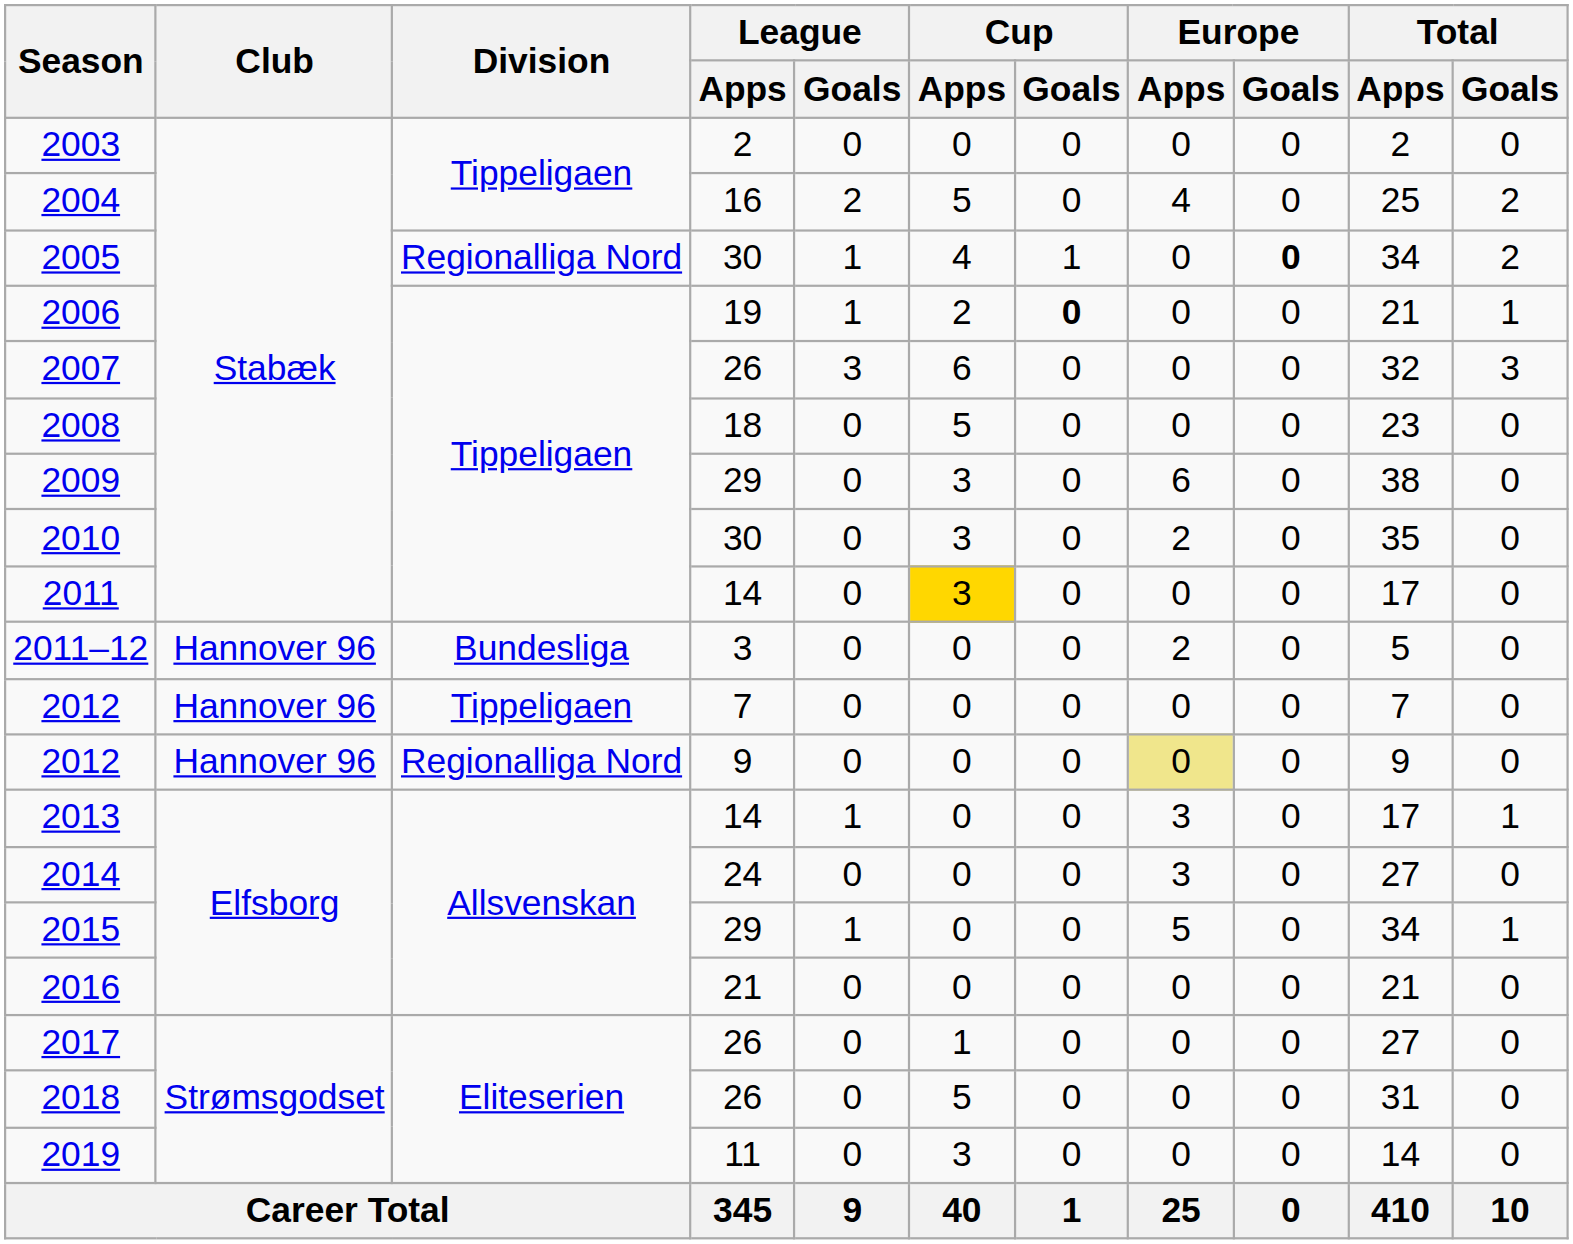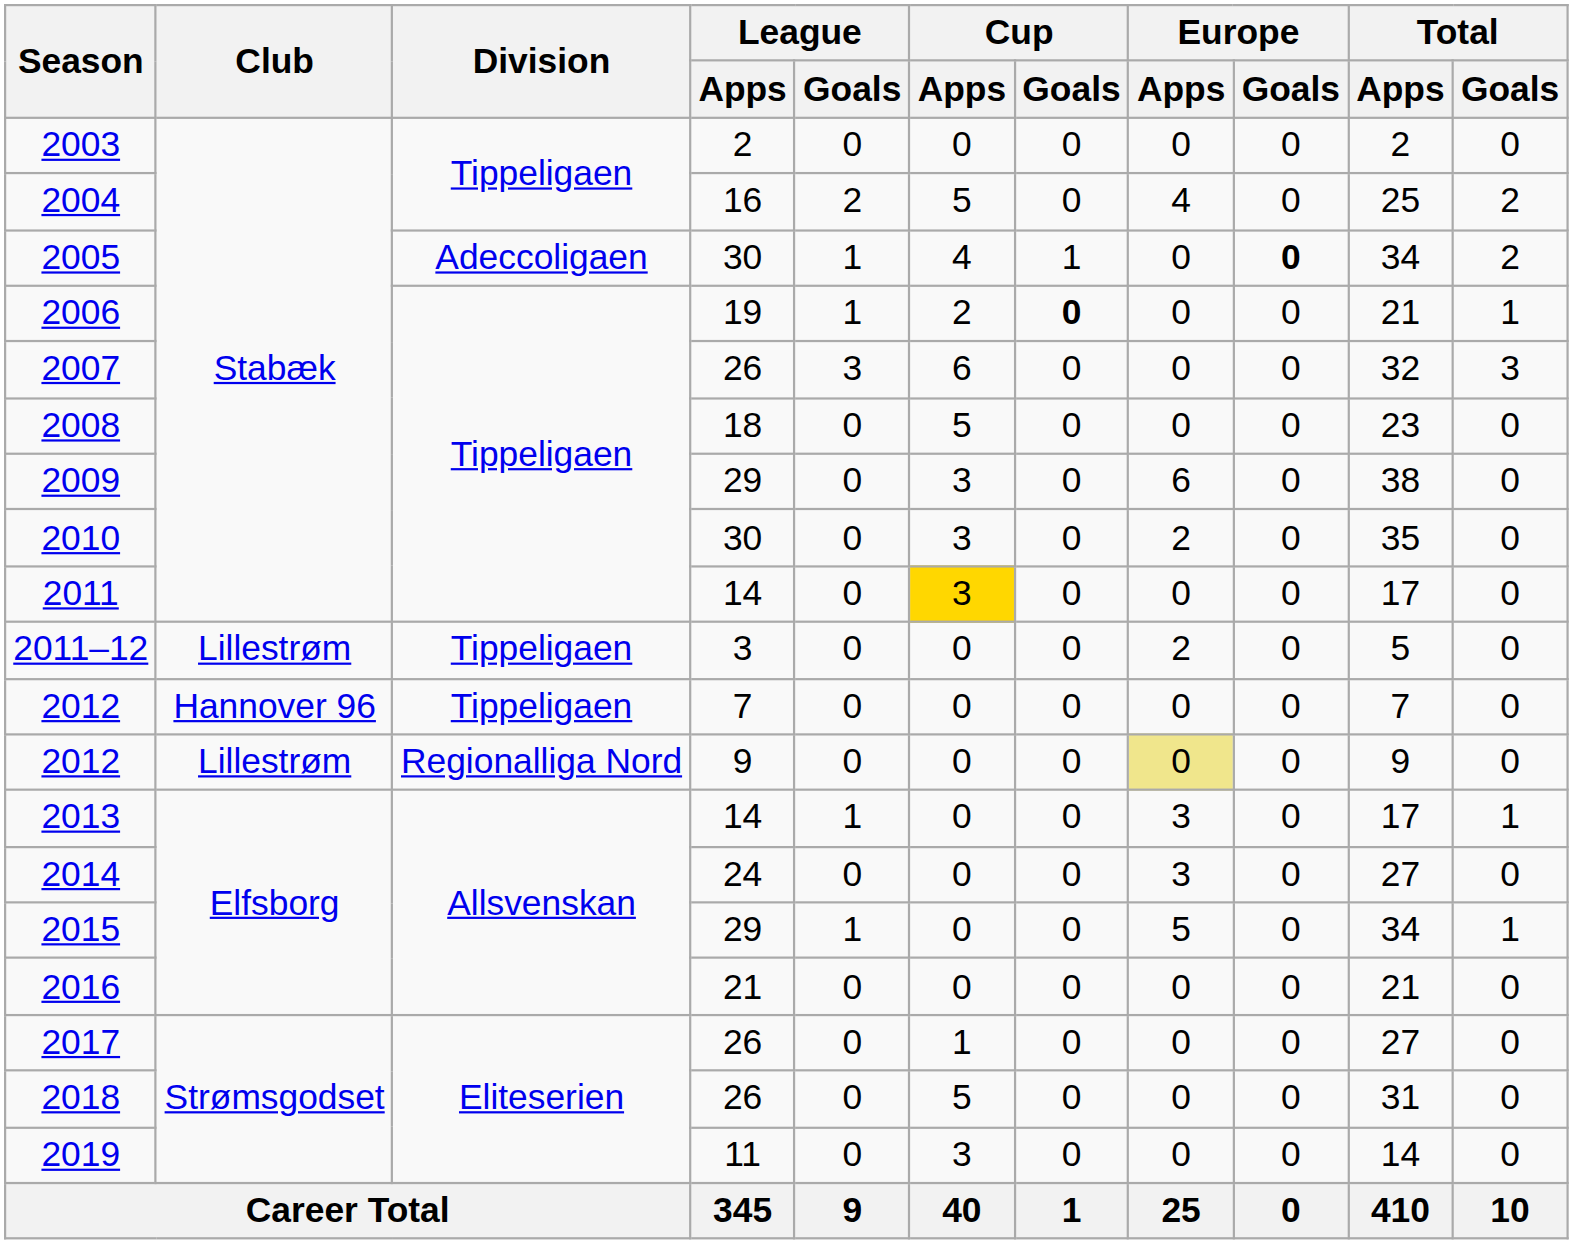(542, 256) Regionalliga Nord -> (542, 256) Adeccoligaen
(275, 649) Hannover 96 -> (275, 649) Lillestrøm
(542, 649) Bundesliga -> (542, 649) Tippeligaen
(275, 761) Hannover 96 -> (275, 761) Lillestrøm
